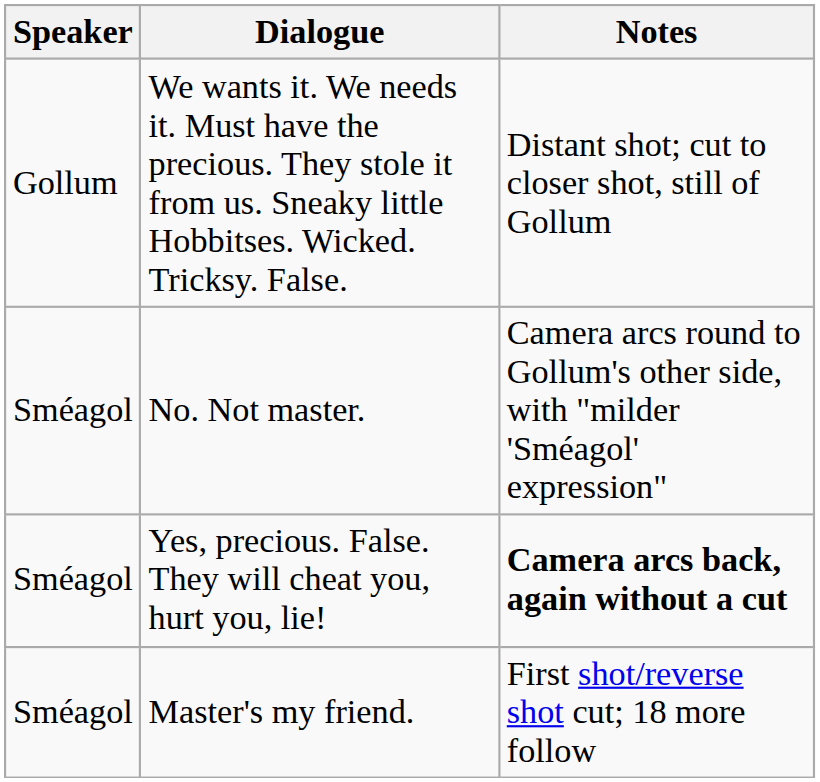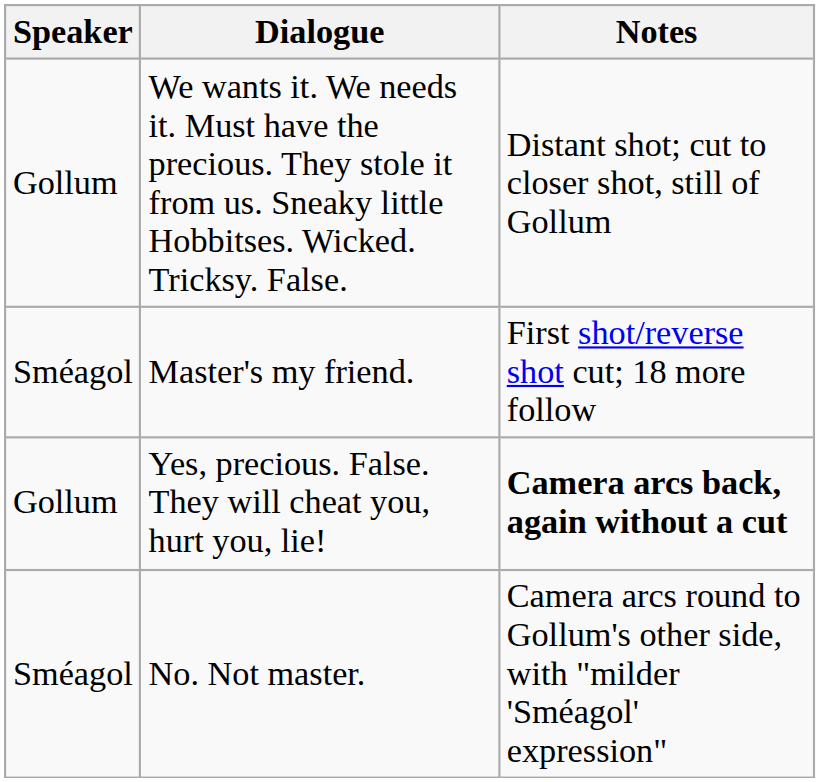rows swapped: (257, 409) <-> (281, 711)
(73, 579) Sméagol -> (65, 502) Gollum
